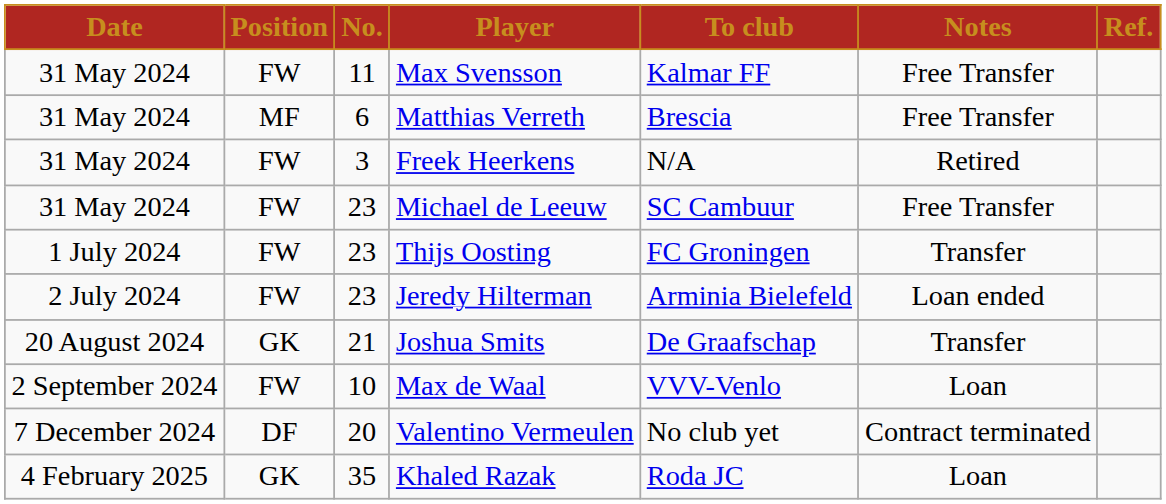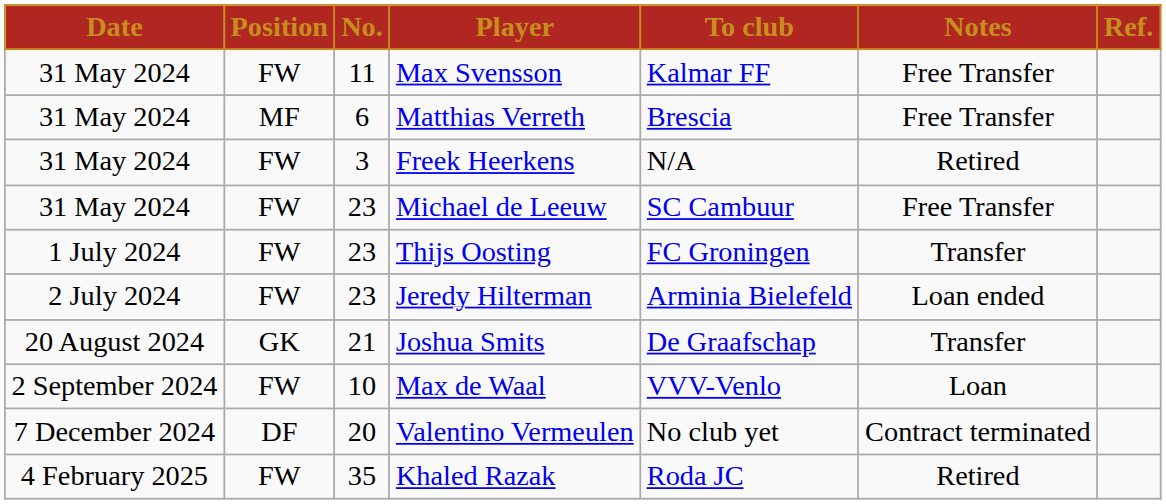(279, 476) GK -> (279, 476) FW
(978, 476) Loan -> (978, 476) Retired
